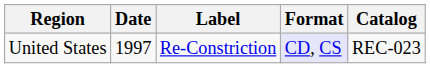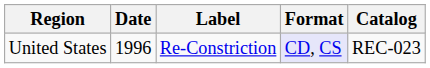(133, 47) 1997 -> (133, 47) 1996
